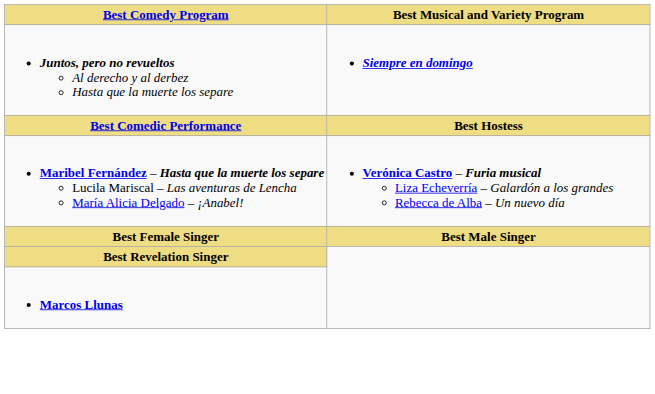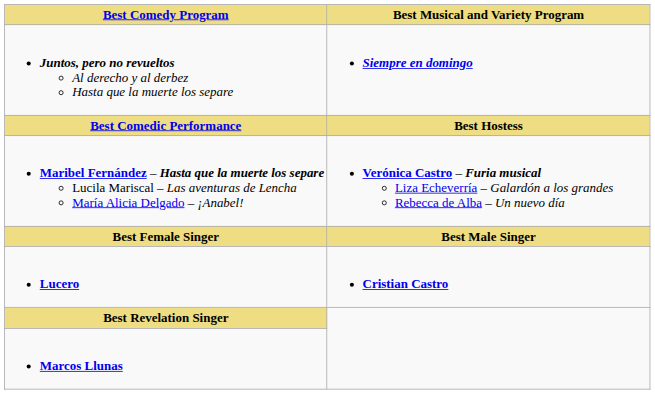+ row: (166, 284)
